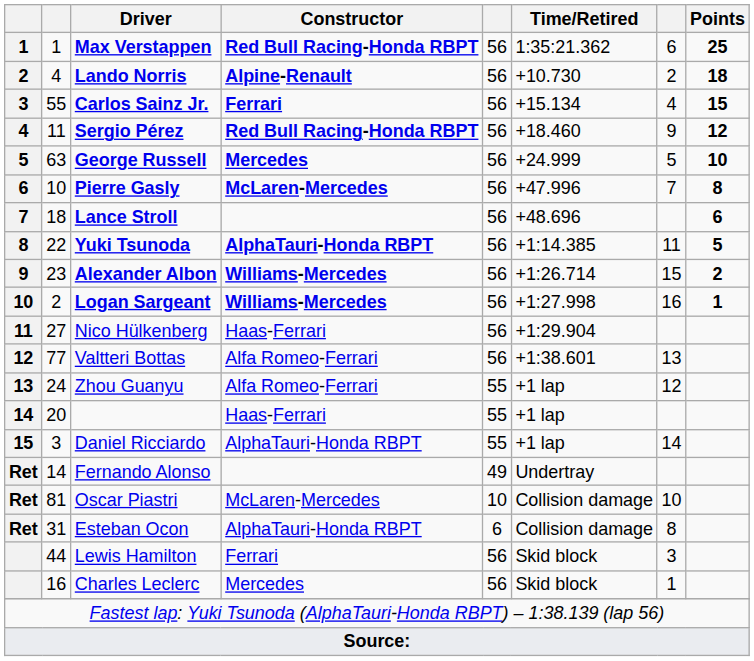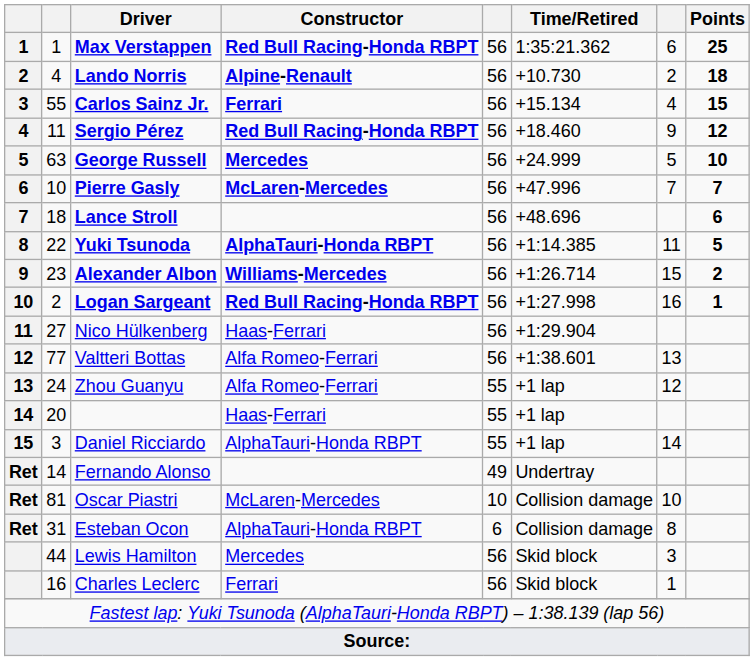(717, 188) 8 -> (717, 188) 7
(306, 301) Williams-Mercedes -> (352, 301) Red Bull Racing-Honda RBPT
(252, 556) Ferrari -> (265, 556) Mercedes
(265, 584) Mercedes -> (252, 584) Ferrari
